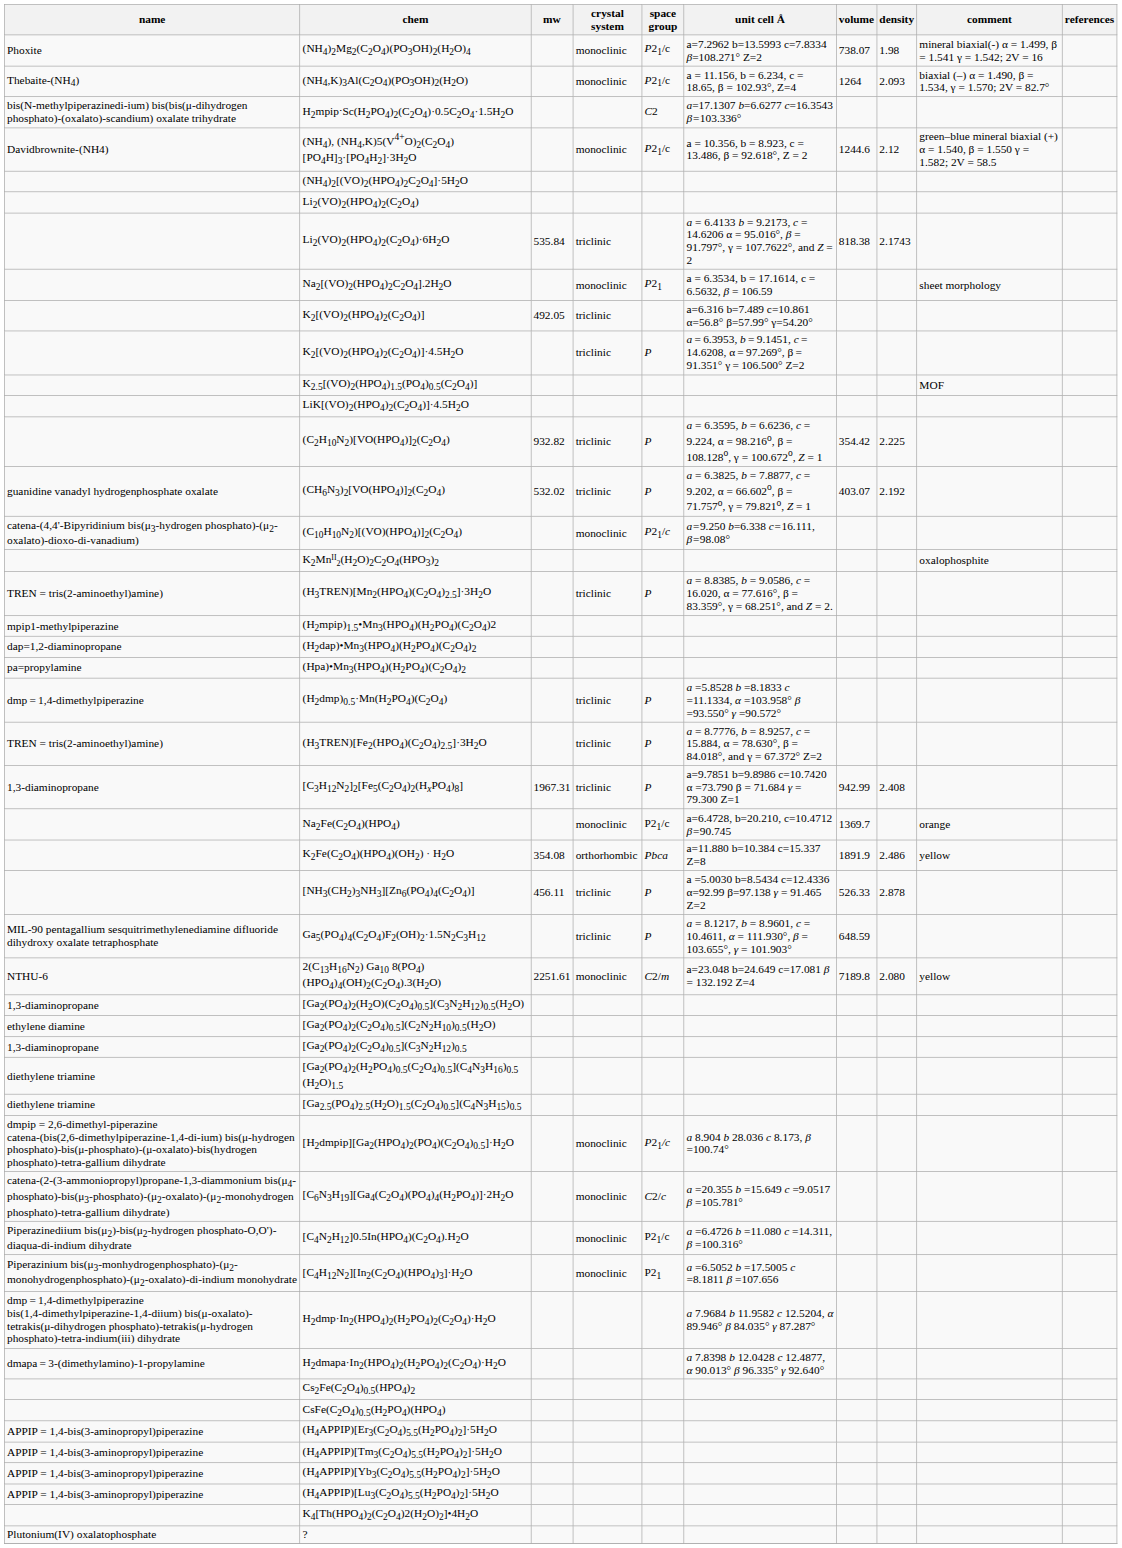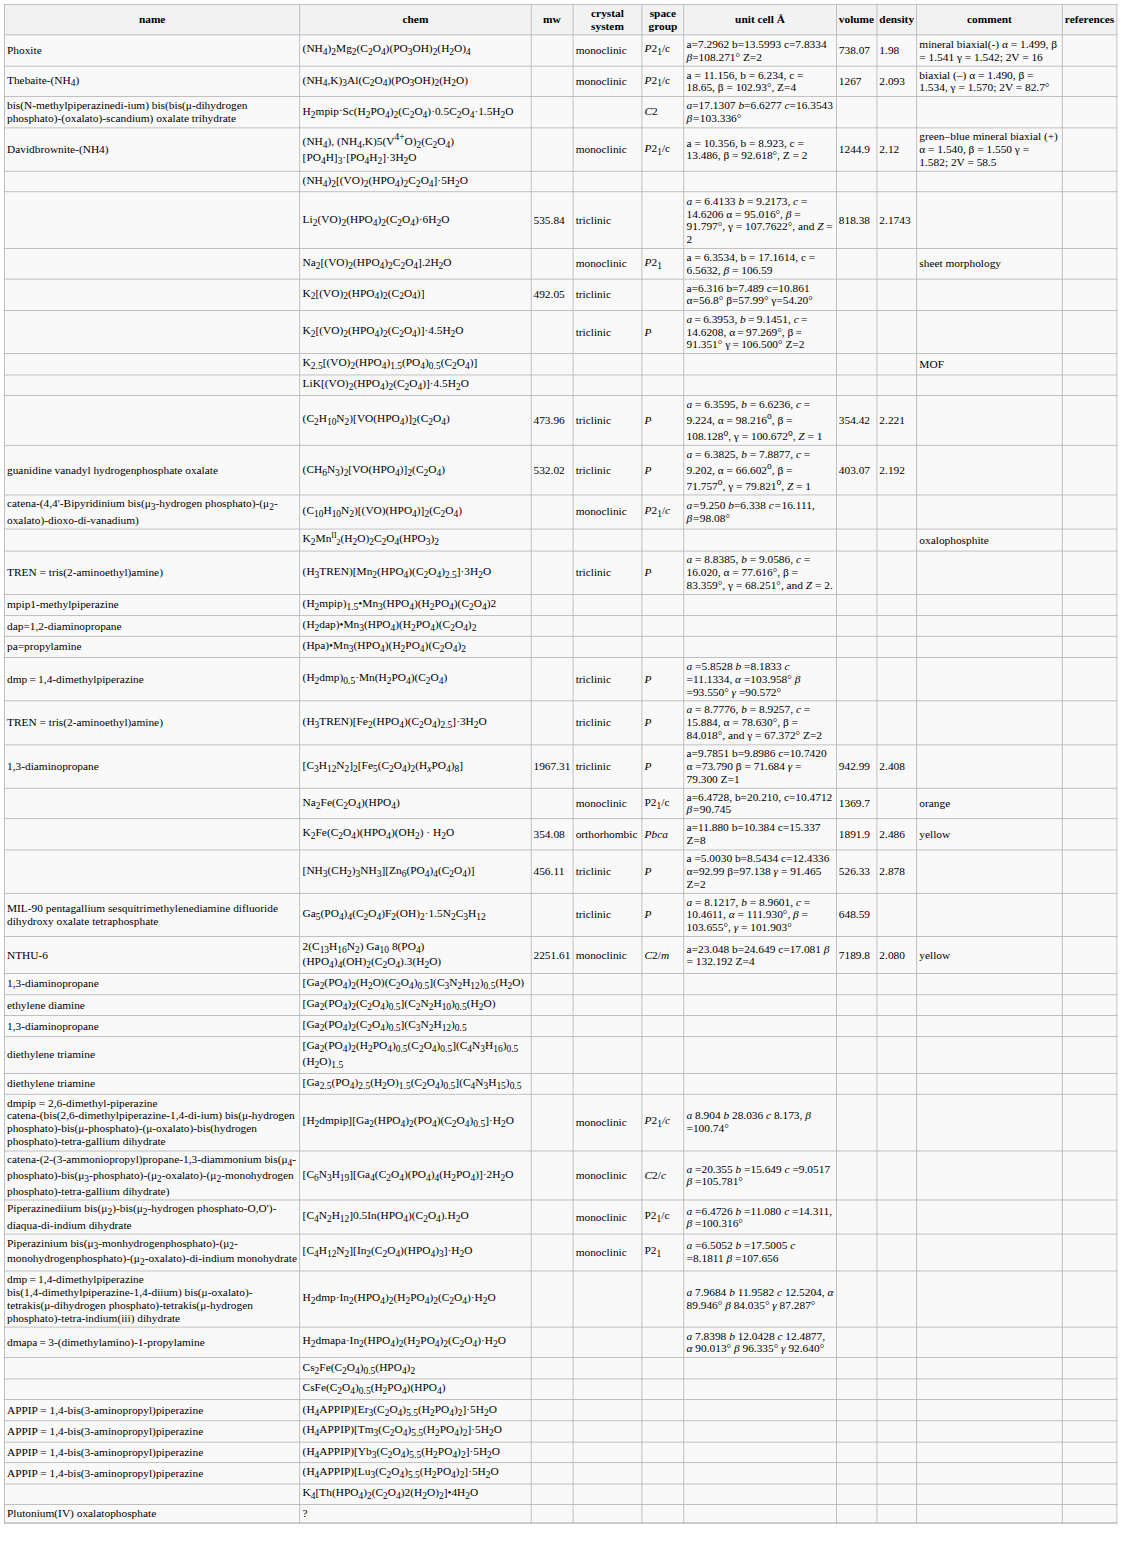(850, 81) 1264 -> (850, 81) 1267
(854, 149) 1244.6 -> (854, 149) 1244.9
- row: (361, 202)
(549, 441) 932.82 -> (549, 420) 473.96
(892, 441) 2.225 -> (892, 420) 2.221
